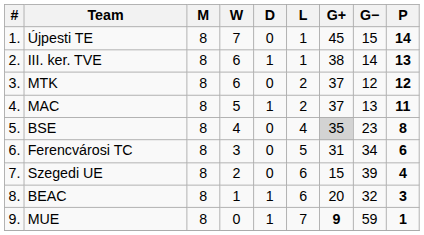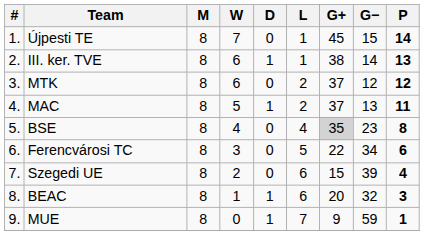(336, 151) 31 -> (336, 151) 22
(336, 219) bold -> (336, 219) normal
